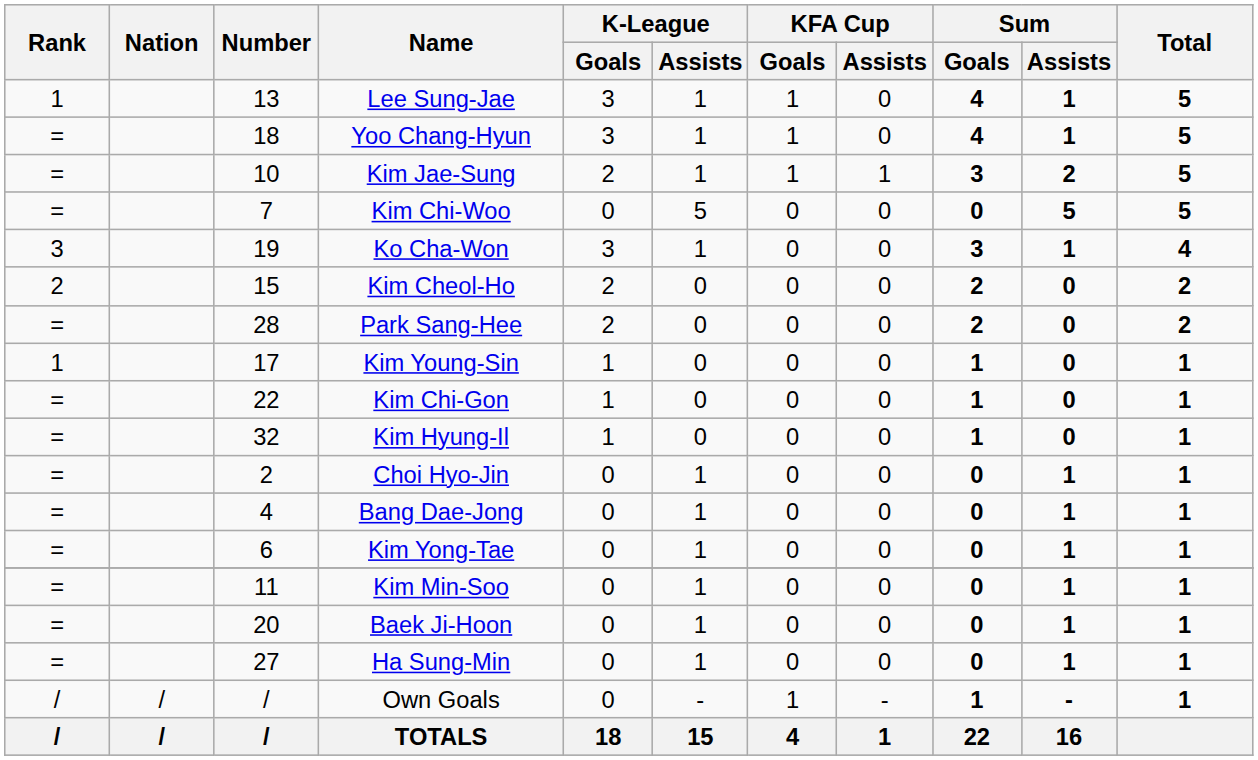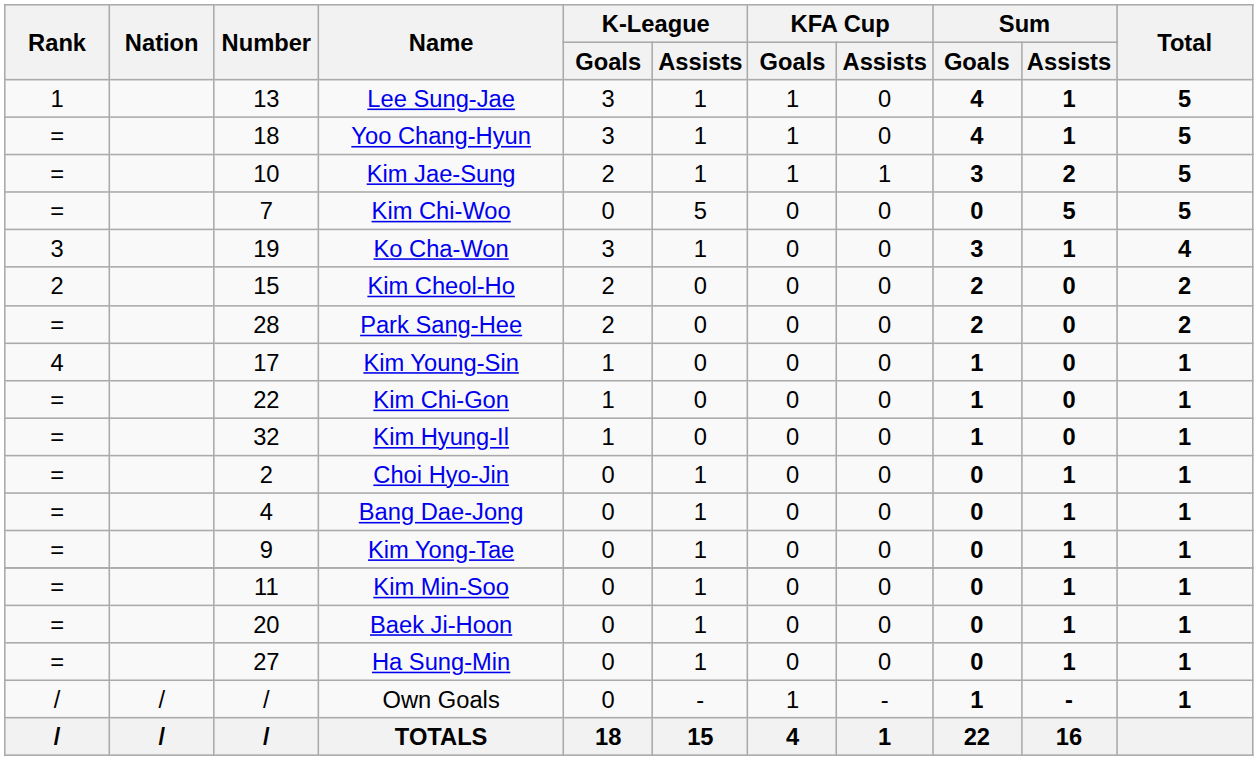(57, 362) 1 -> (57, 362) 4
(266, 549) 6 -> (266, 549) 9
